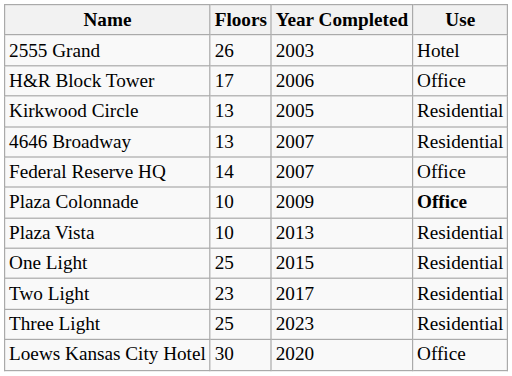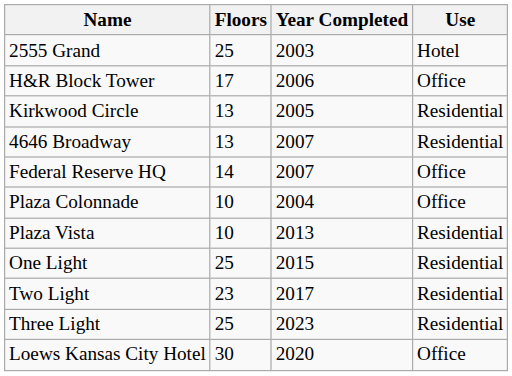(224, 50) 26 -> (224, 50) 25
(295, 202) 2009 -> (295, 202) 2004
(442, 202) bold -> (441, 202) normal
